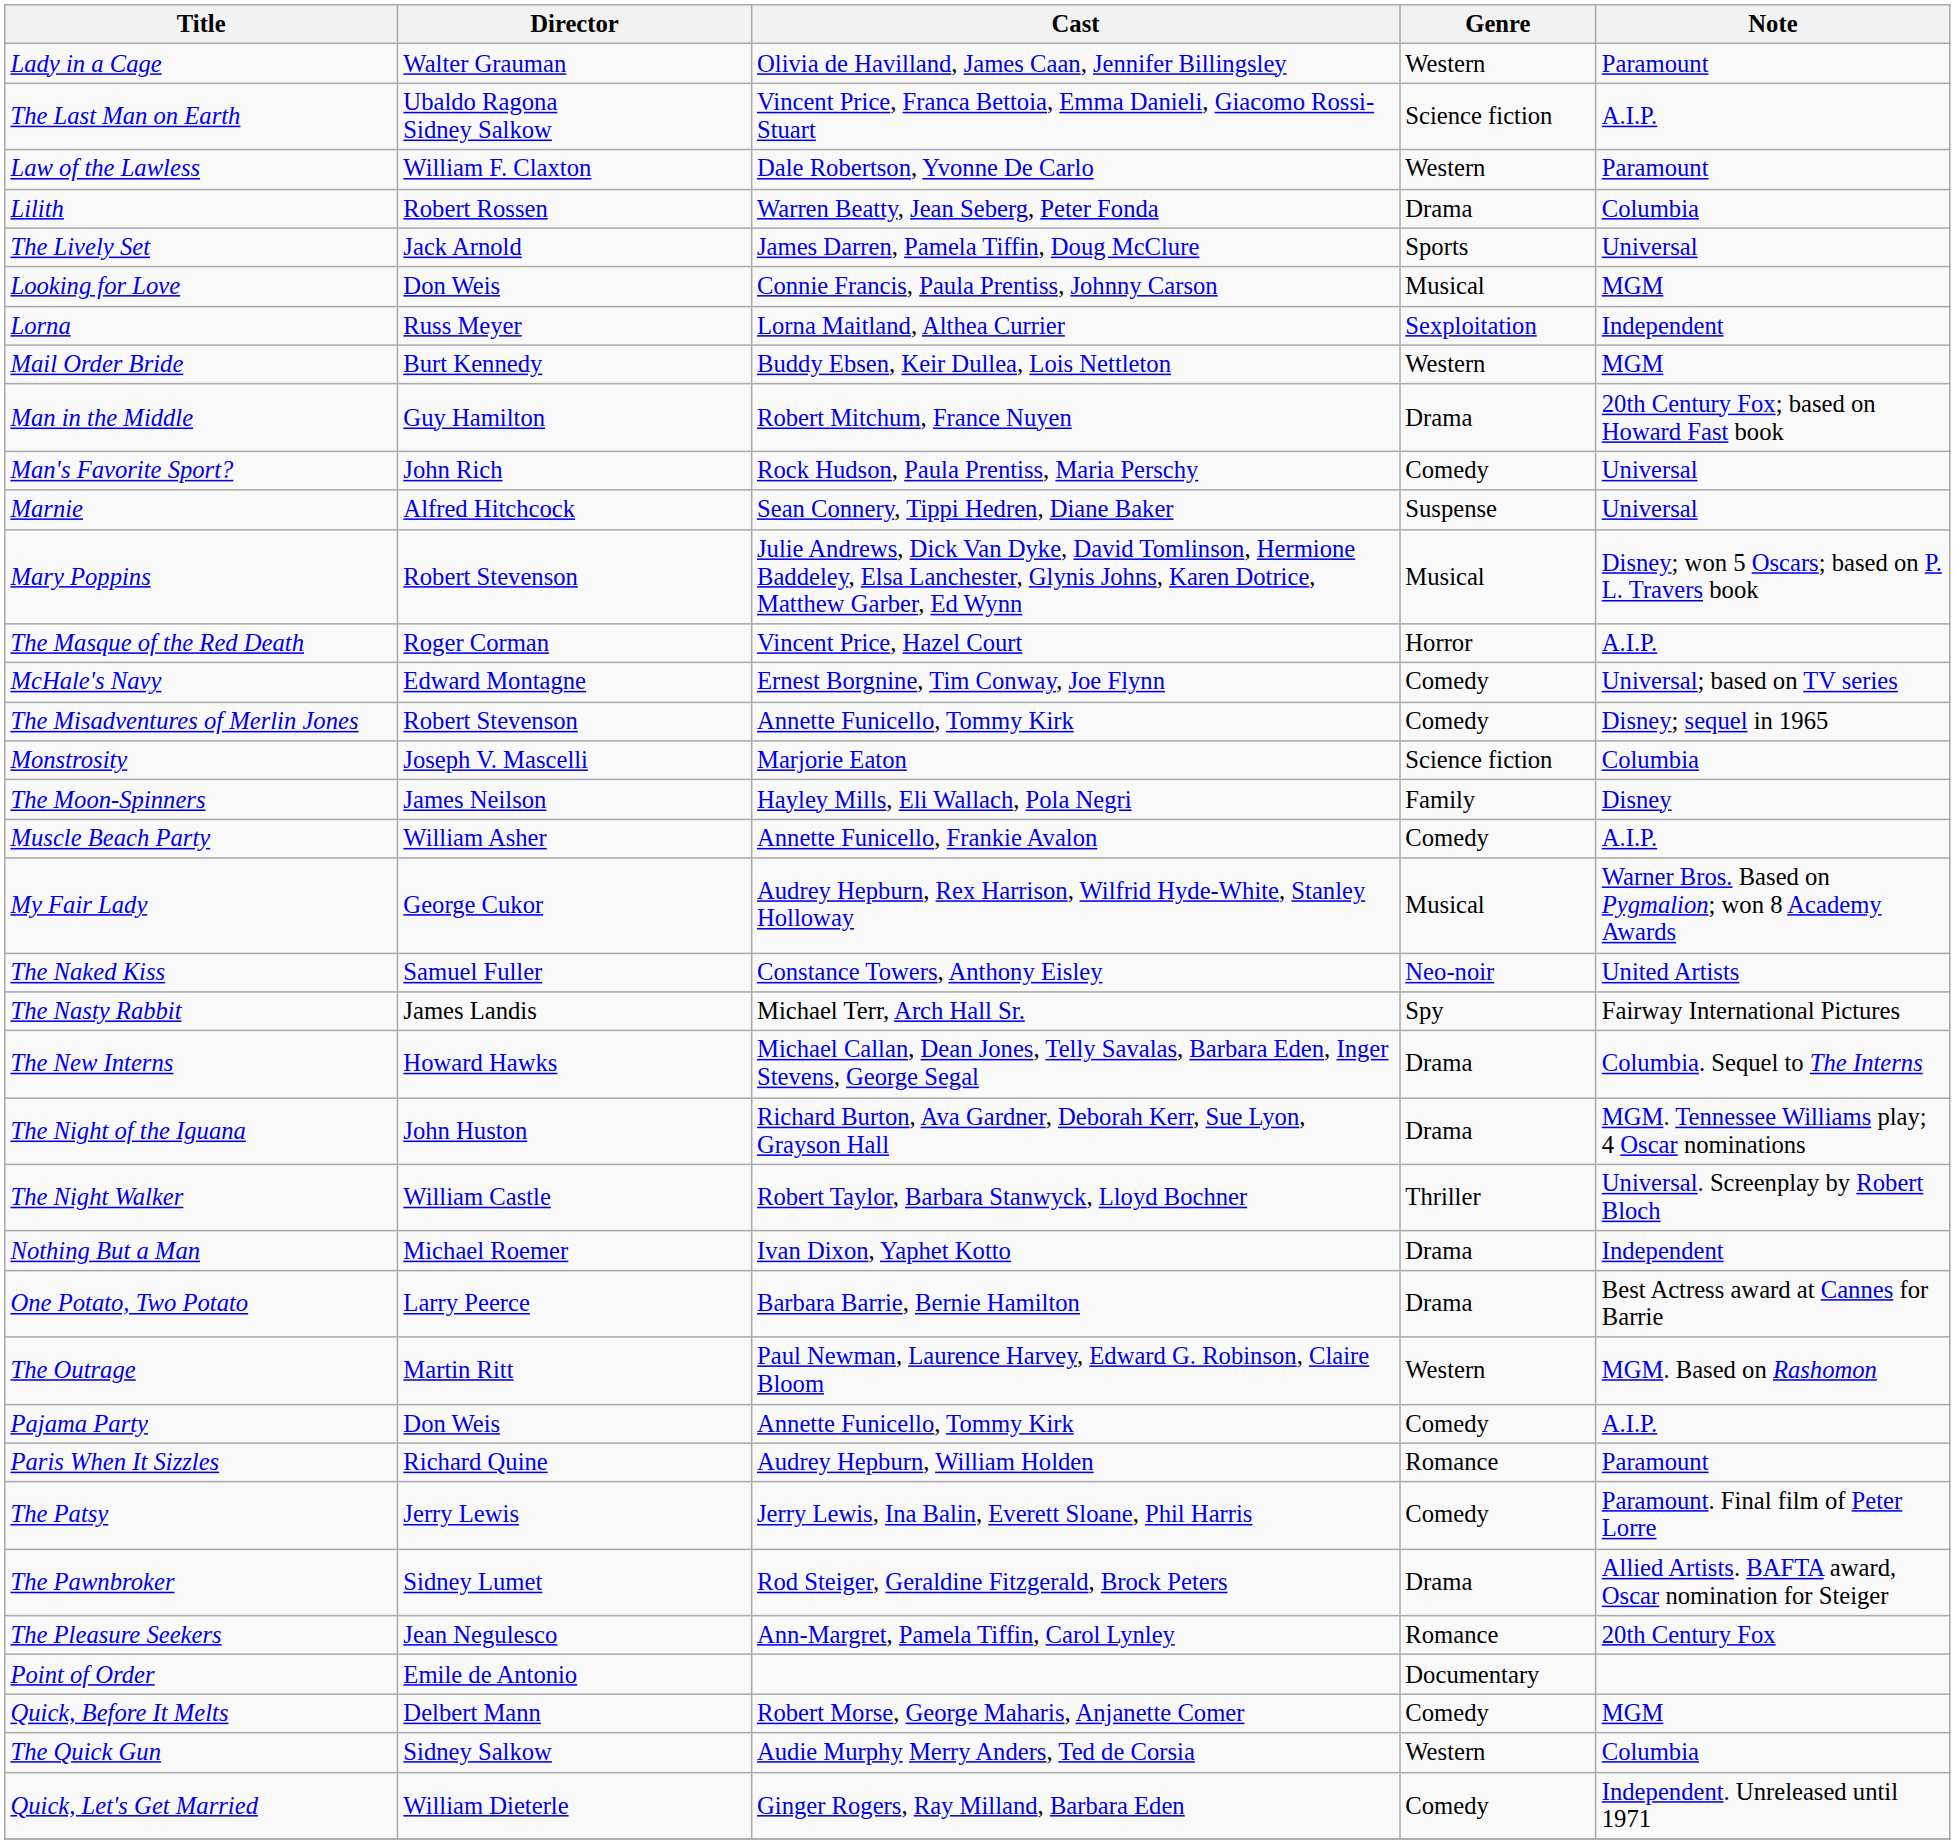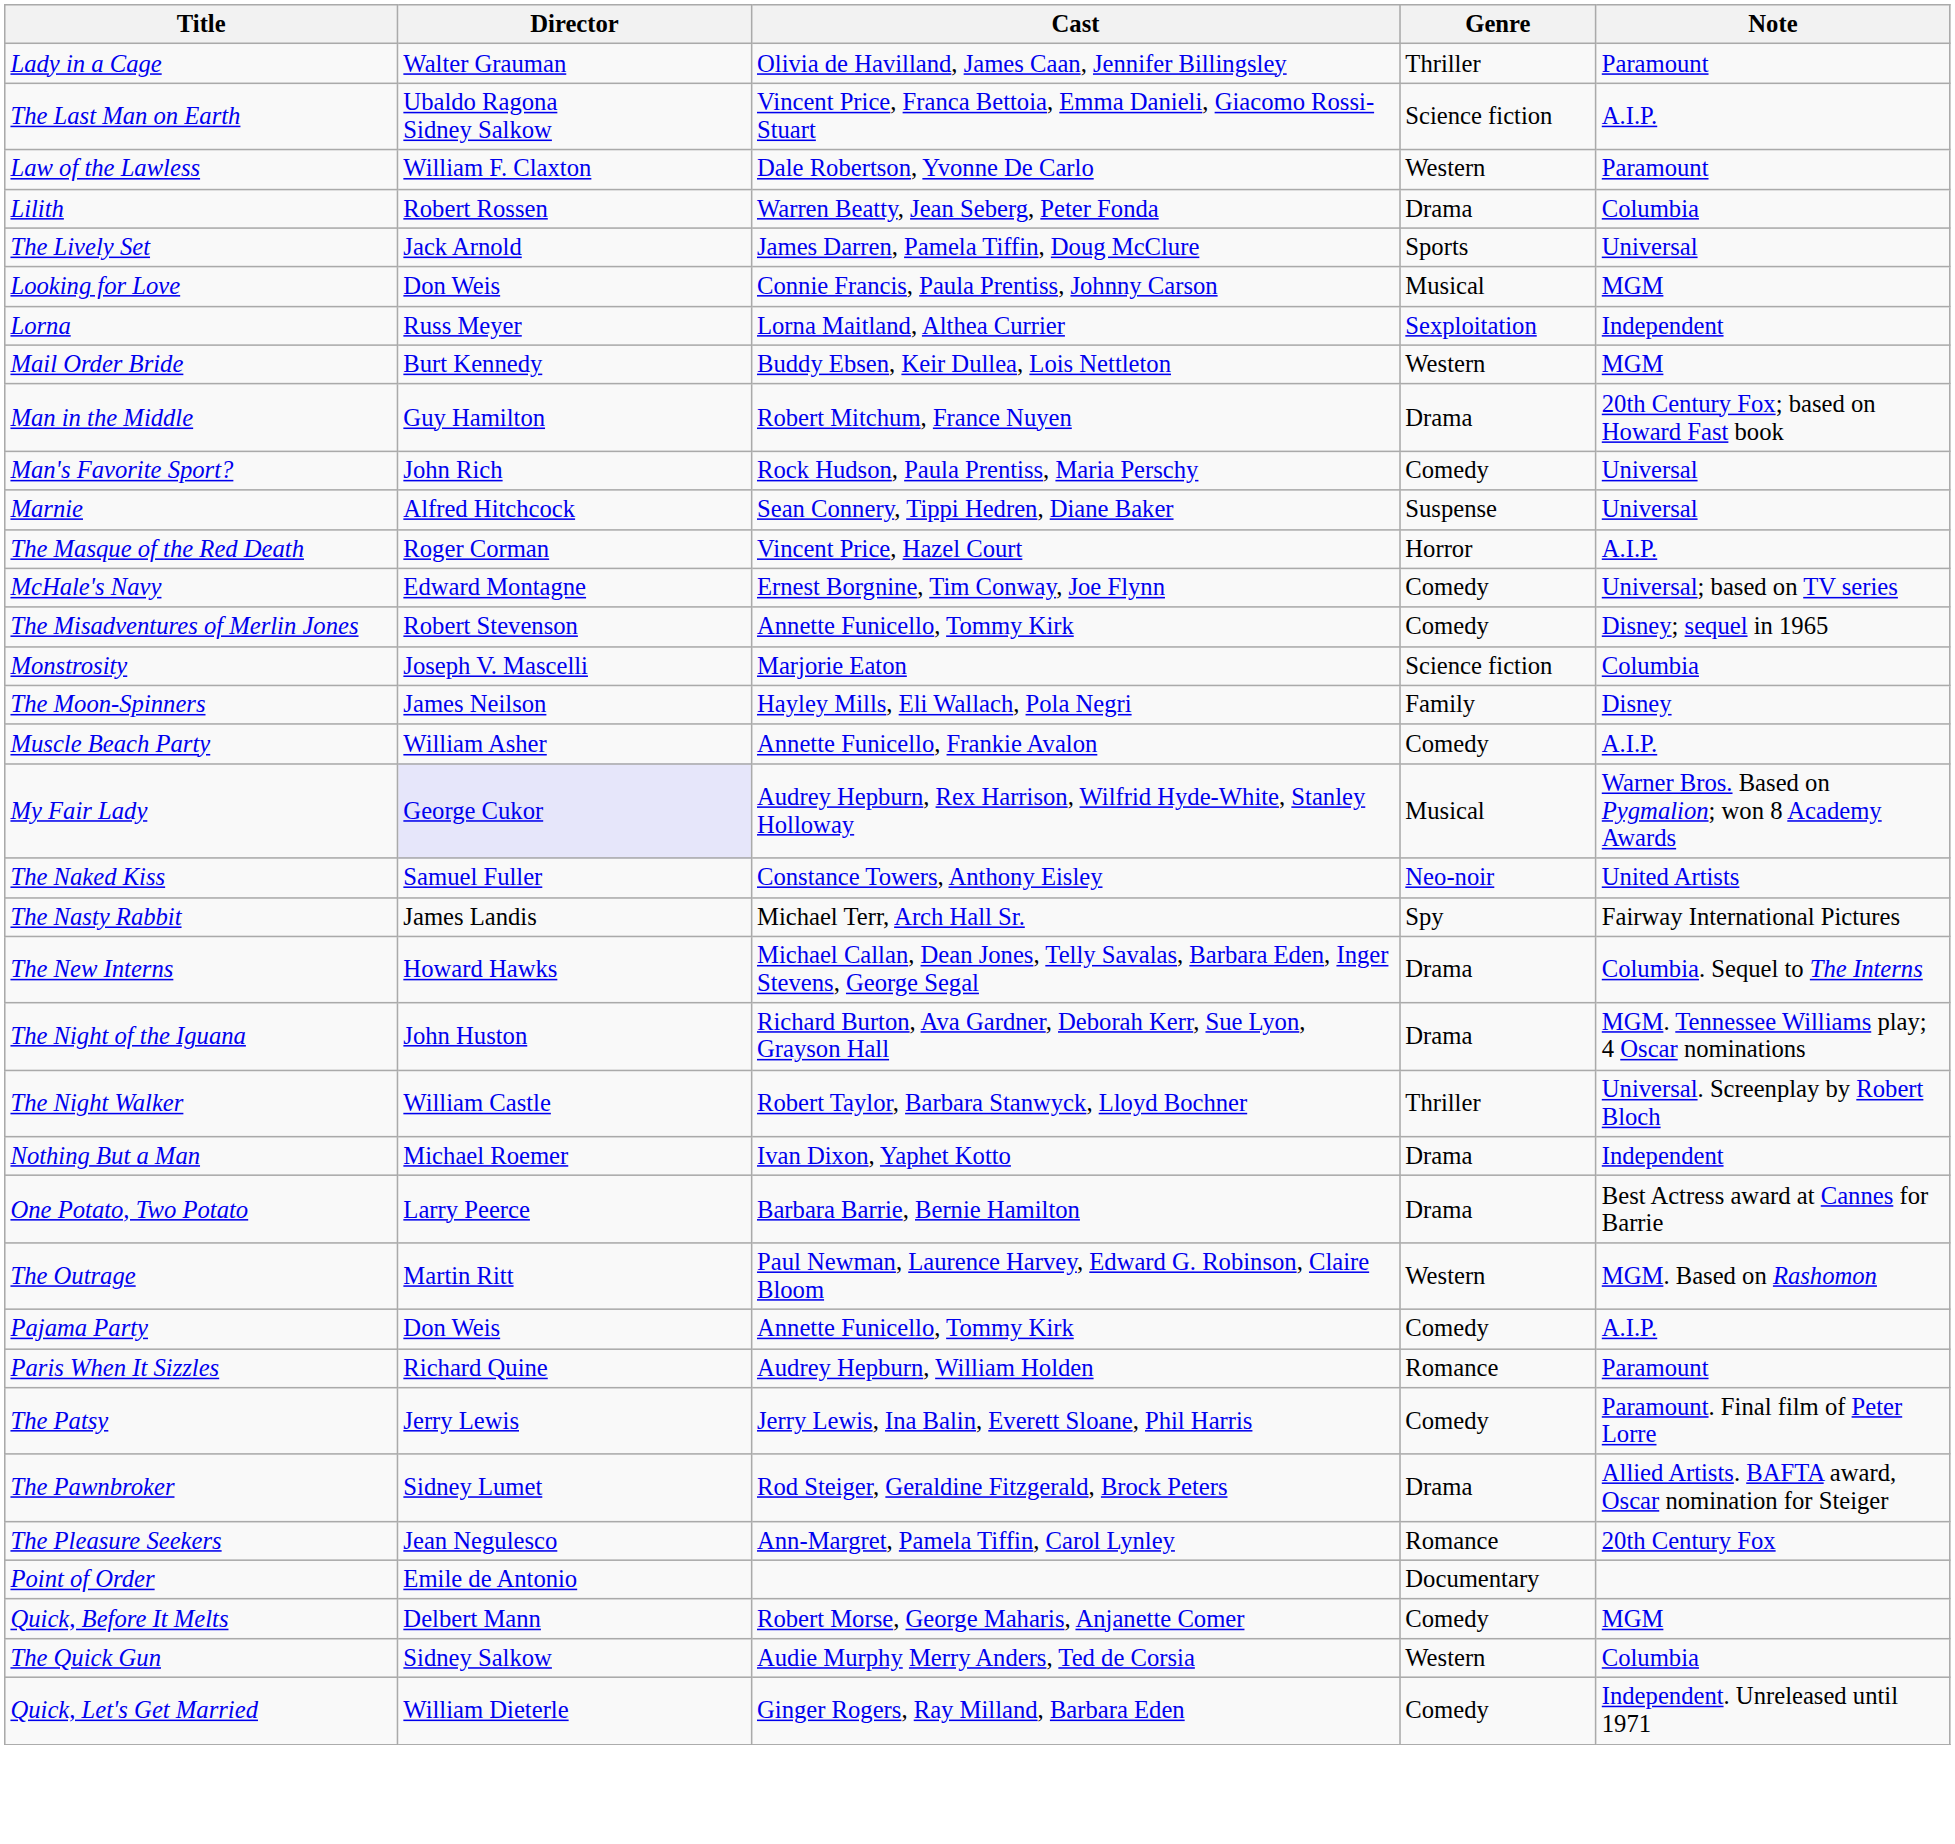(1445, 63) Western -> (1443, 63) Thriller
- row: (81, 576)
(473, 905) no background -> (473, 810) lavender background
